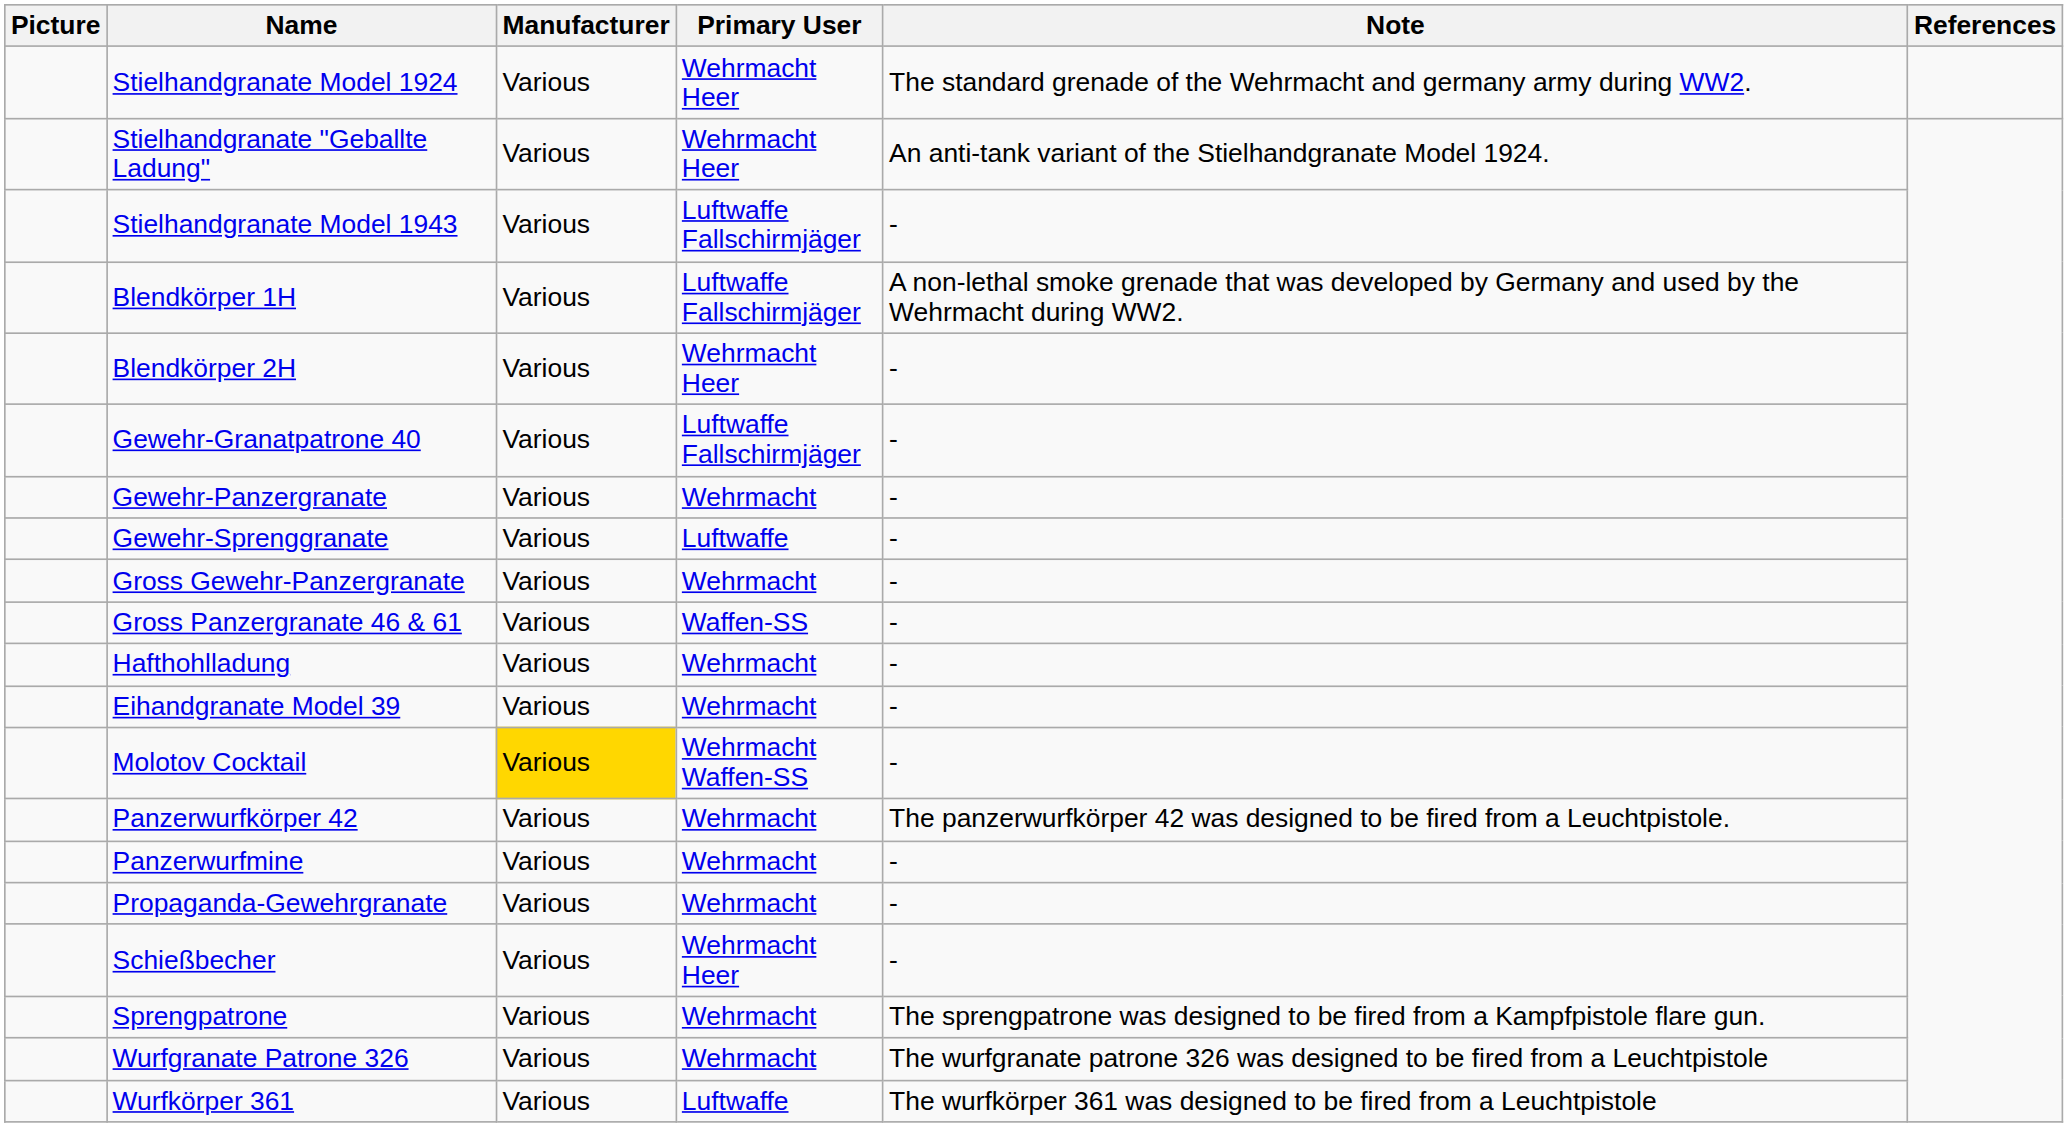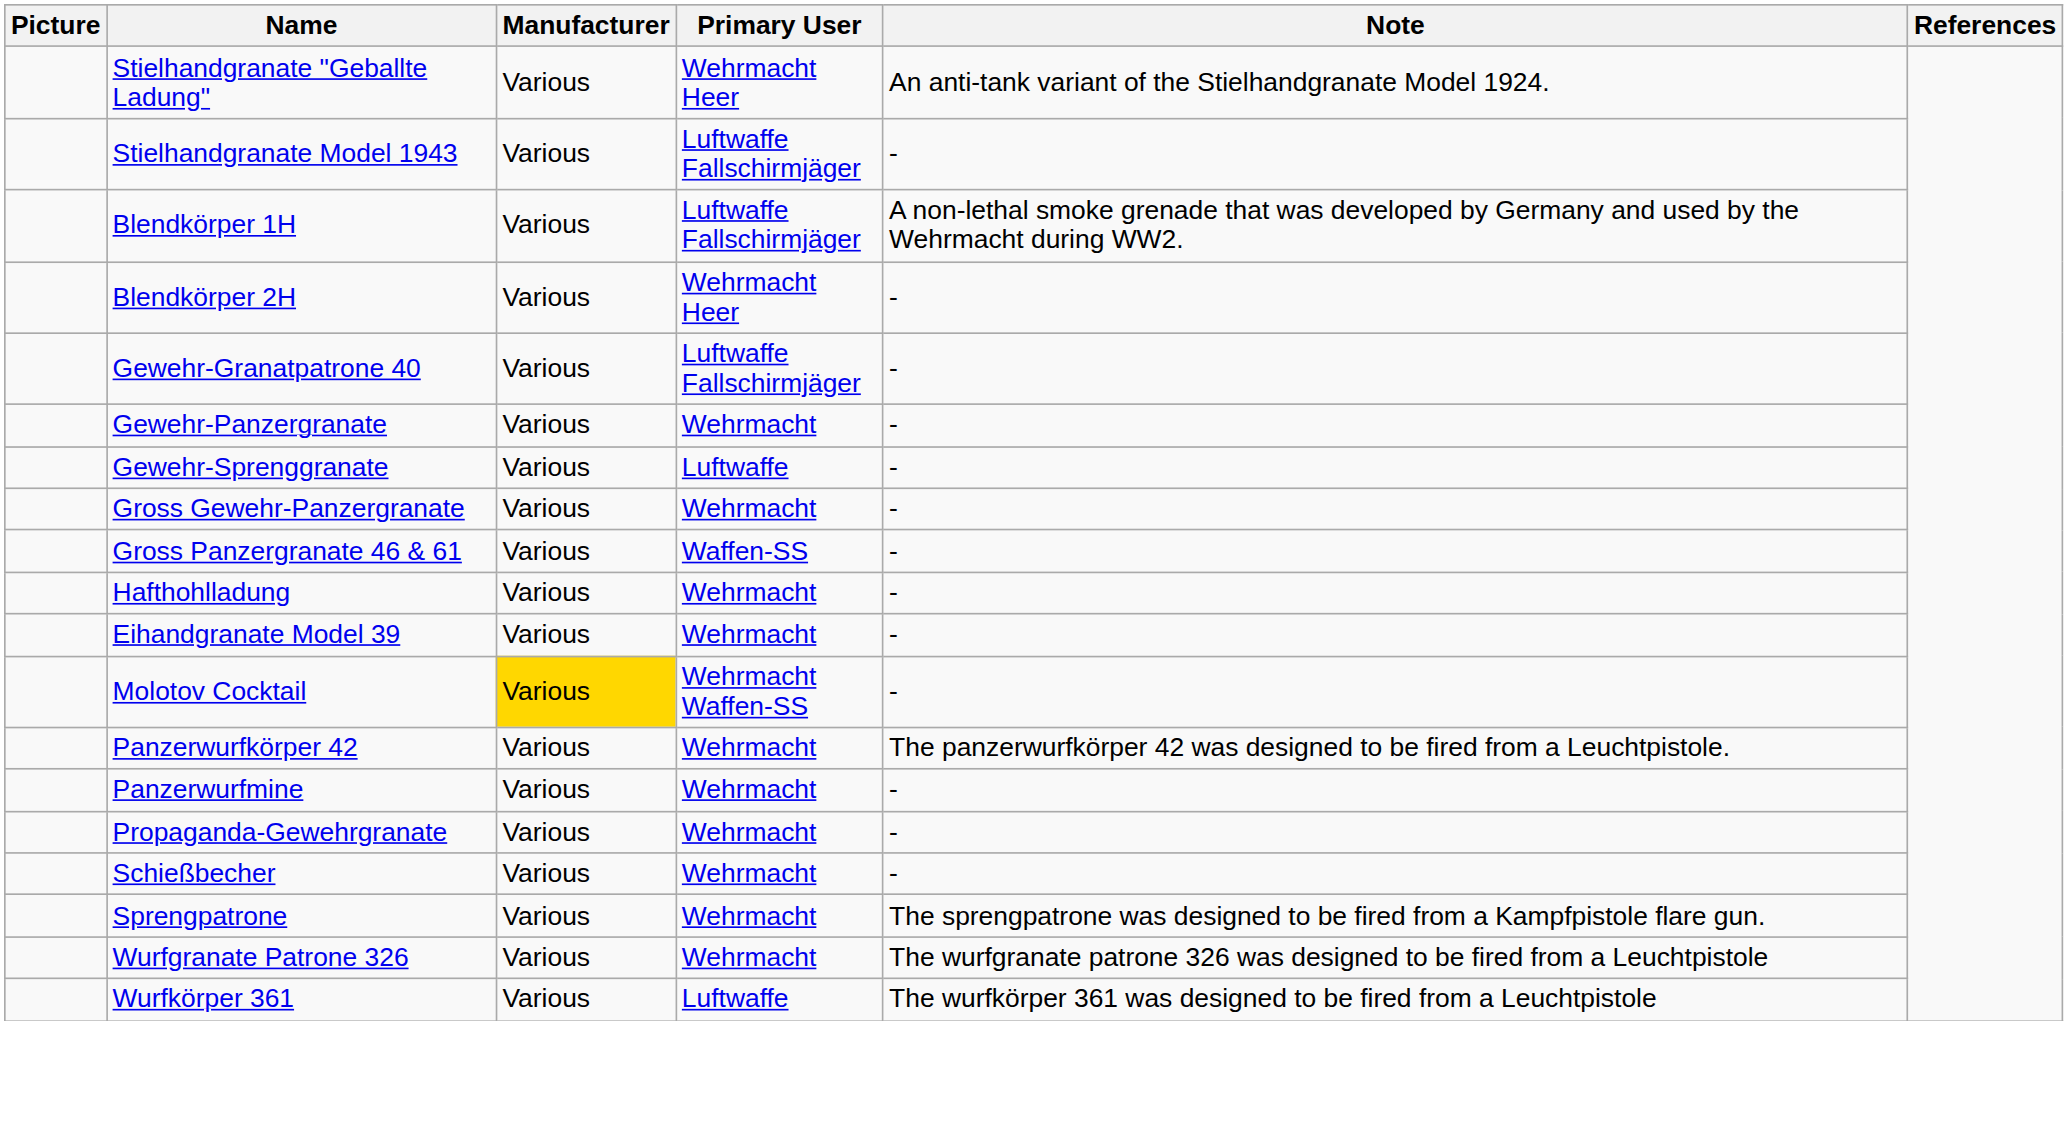- row: (285, 82)
(749, 959) Wehrmacht Heer -> (749, 873) Wehrmacht
